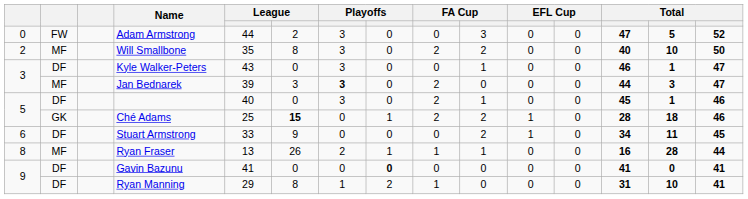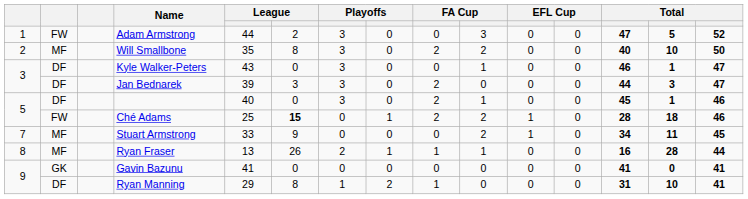(23, 34) 0 -> (23, 34) 1
(59, 84) MF -> (59, 84) DF
(342, 84) bold -> (342, 84) normal
(59, 118) GK -> (59, 118) FW
(23, 134) 6 -> (23, 134) 7
(59, 134) DF -> (59, 134) MF
(59, 168) DF -> (59, 168) GK
(389, 168) bold -> (389, 168) normal
